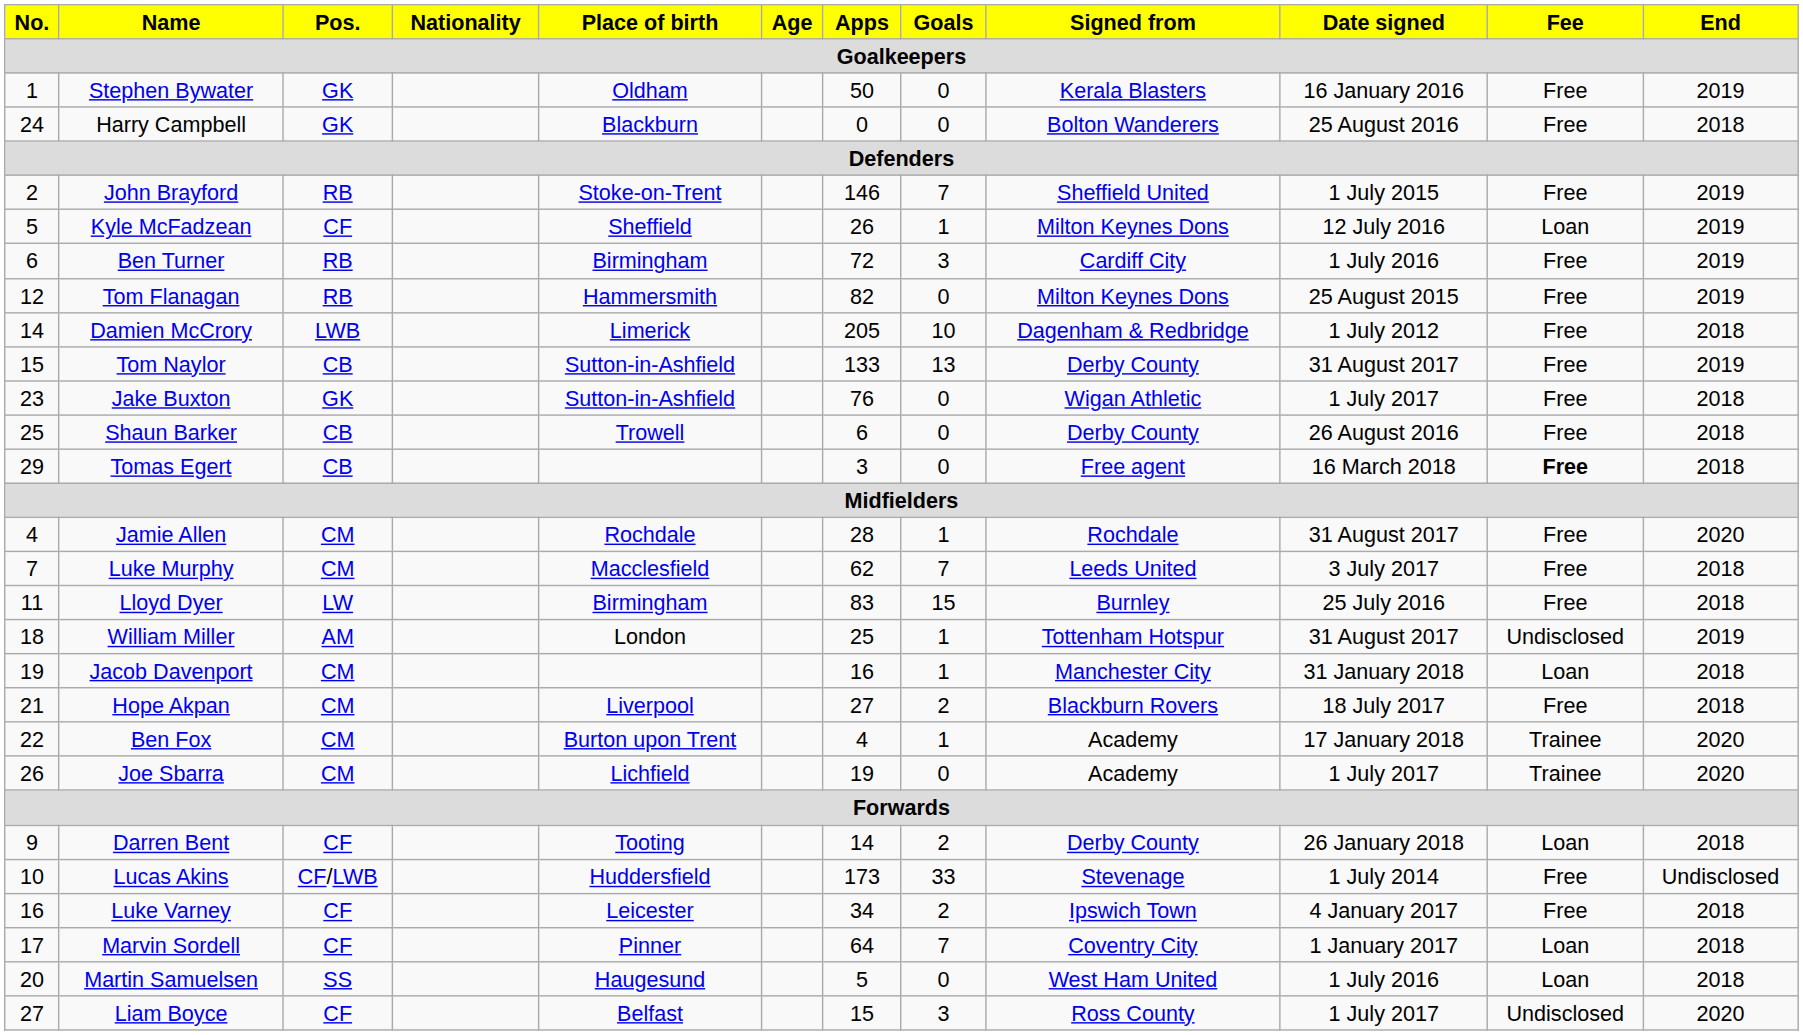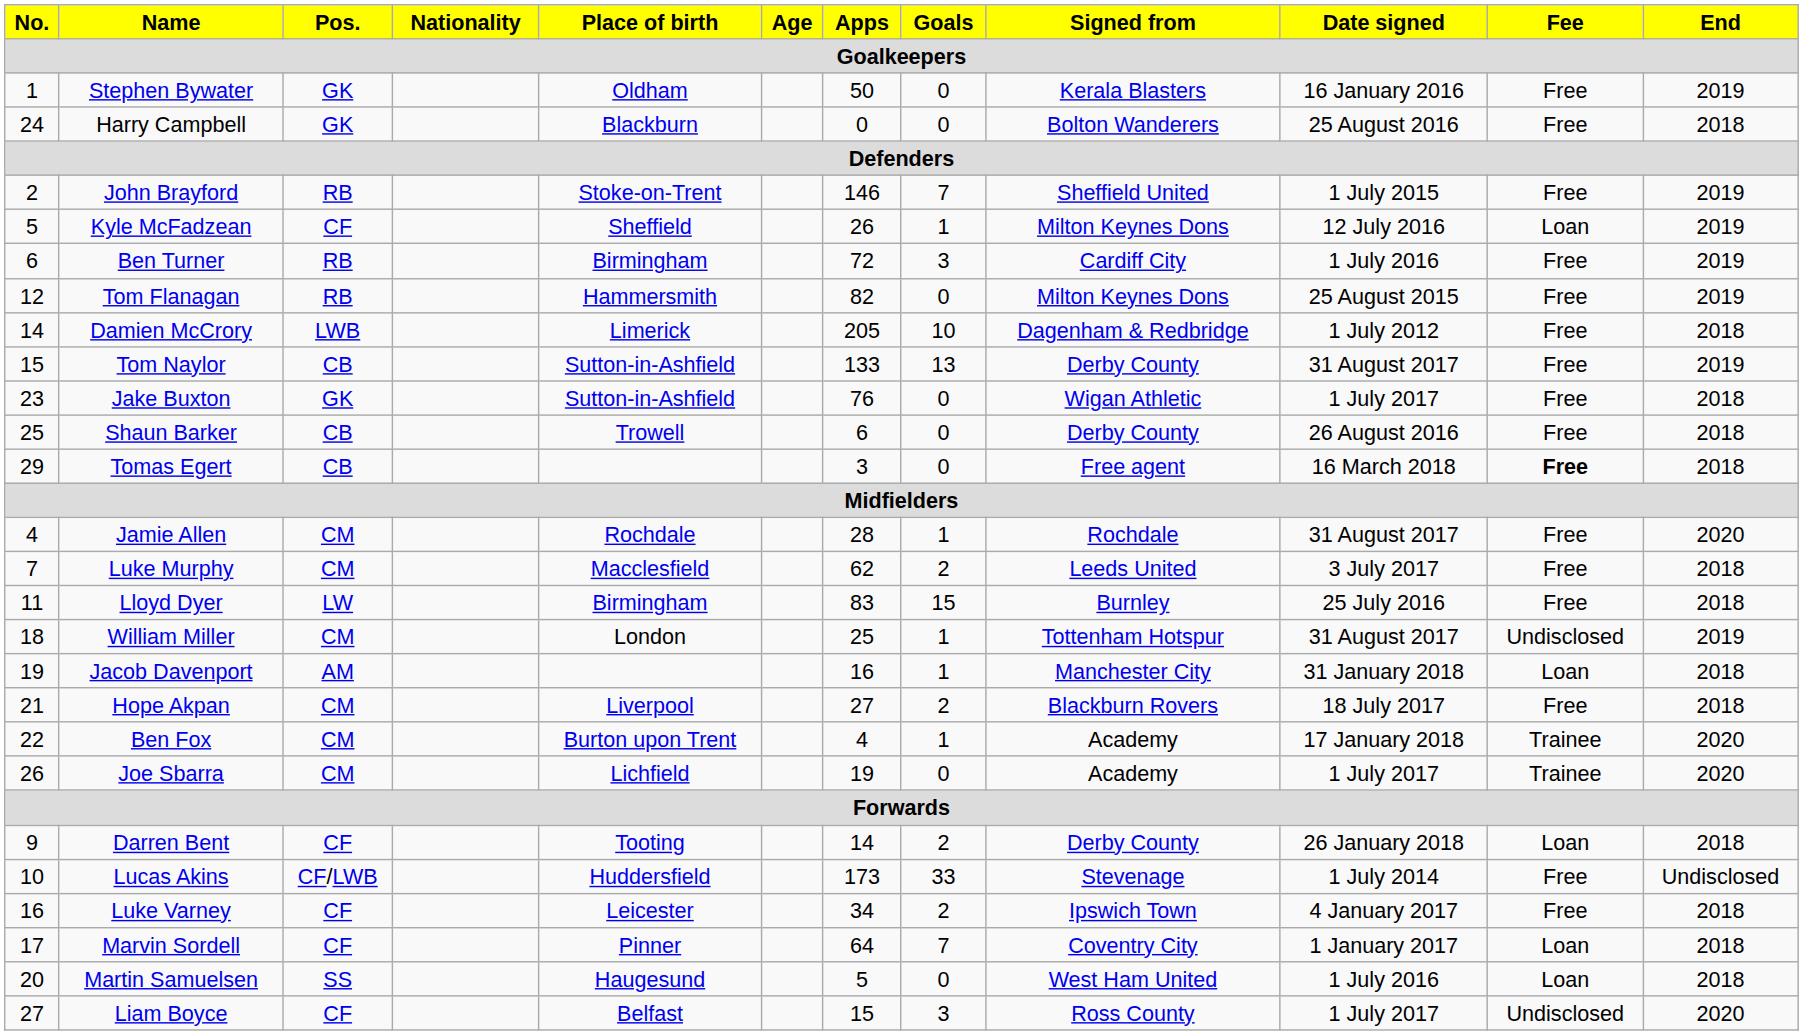(943, 569) 7 -> (943, 569) 2
(338, 637) AM -> (338, 637) CM
(338, 671) CM -> (338, 671) AM
